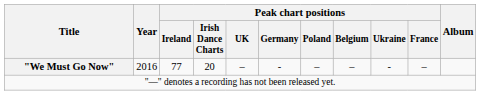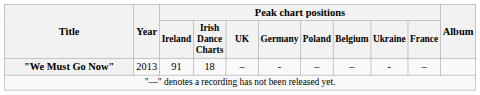(147, 66) 2016 -> (147, 66) 2013
(176, 66) 77 -> (176, 66) 91
(210, 66) 20 -> (210, 66) 18
